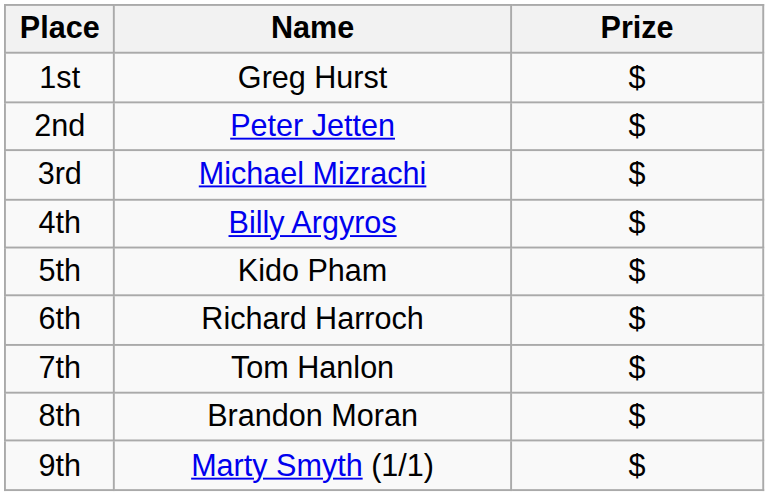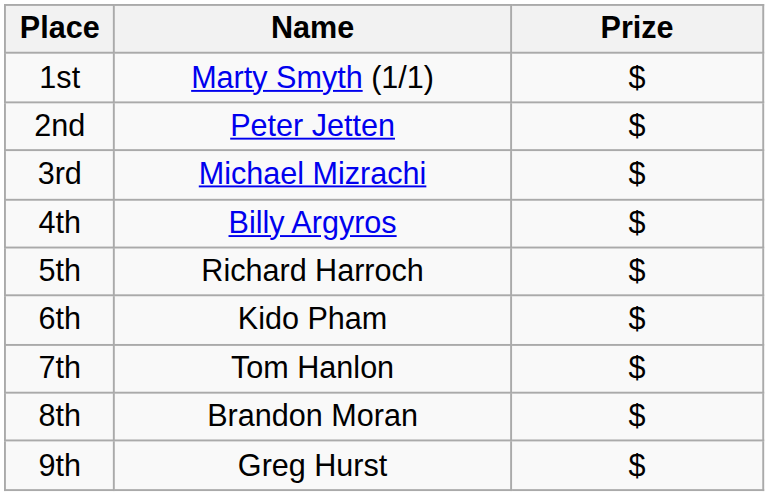(313, 77) Greg Hurst -> (313, 77) Marty Smyth (1/1)
(313, 271) Kido Pham -> (313, 271) Richard Harroch
(313, 319) Richard Harroch -> (313, 319) Kido Pham
(313, 464) Marty Smyth (1/1) -> (313, 464) Greg Hurst
